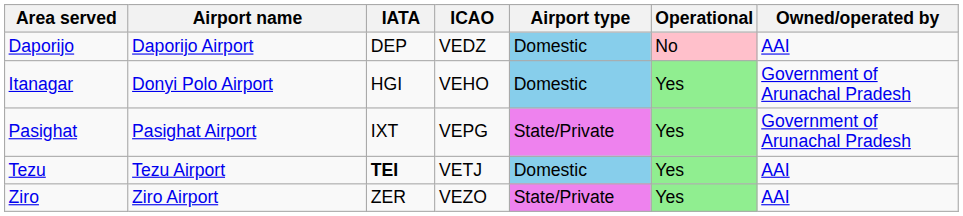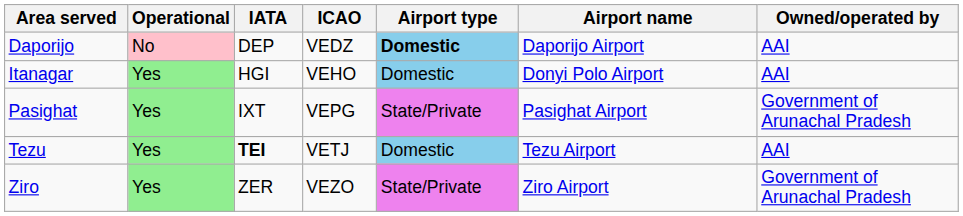columns swapped: (247, 18) <-> (704, 18)
(550, 46) normal -> (420, 46) bold
(836, 84) Government of Arunachal Pradesh -> (775, 74) AAI
(775, 197) AAI -> (836, 187) Government of Arunachal Pradesh
